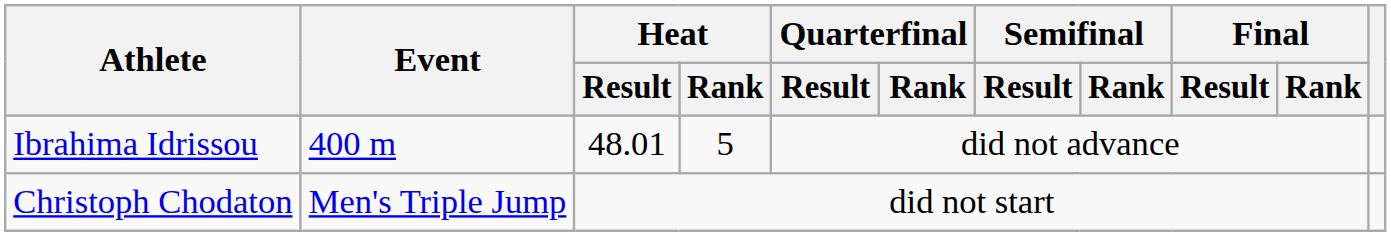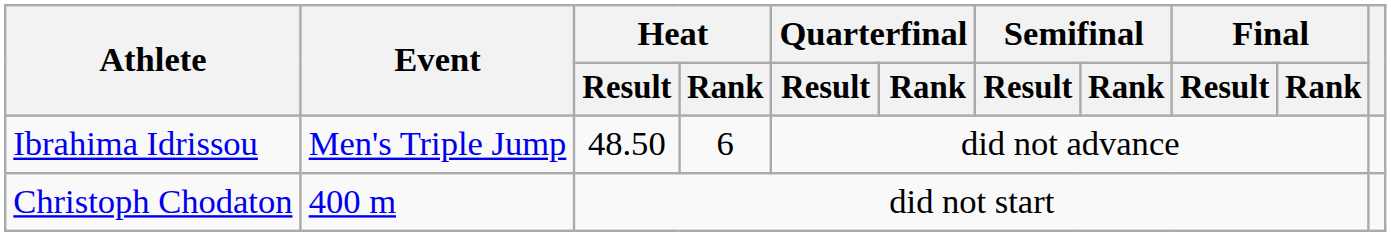(352, 144) 400 m -> (438, 144) Men's Triple Jump
(627, 144) 48.01 -> (627, 144) 48.50
(725, 144) 5 -> (725, 144) 6
(438, 201) Men's Triple Jump -> (352, 201) 400 m
